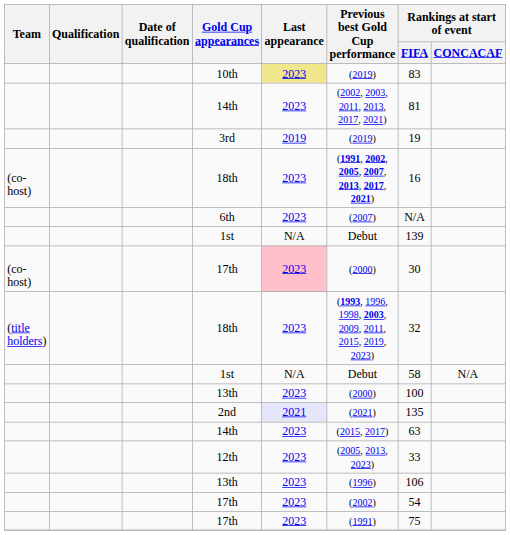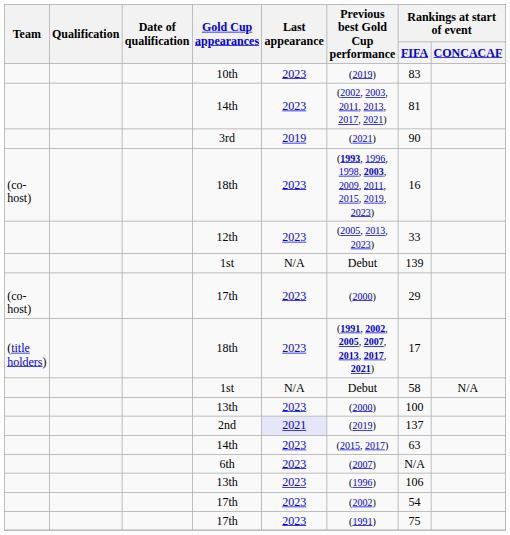(294, 73) khaki background -> (294, 73) no background
(362, 139) (2019) -> (362, 139) (2021)
(415, 138) 19 -> (415, 138) 90
(362, 178) (1991, 2002, 2005, 2007, 2013, 2017, 2021) -> (362, 185) (1993, 1996, 1998, 2003, 2009, 2011, 2015, 2019, 2023)
rows swapped: (27, 457) <-> (27, 217)
(294, 268) pink background -> (294, 295) no background
(415, 268) 30 -> (415, 295) 29
(362, 329) (1993, 1996, 1998, 2003, 2009, 2011, 2015, 2019, 2023) -> (362, 349) (1991, 2002, 2005, 2007, 2013, 2017, 2021)
(415, 328) 32 -> (415, 348) 17
(362, 413) (2021) -> (362, 426) (2019)
(415, 412) 135 -> (415, 425) 137
